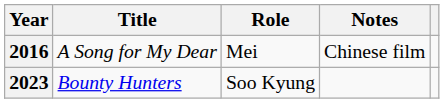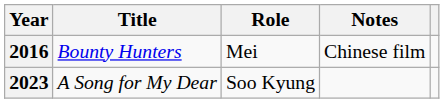(137, 51) A Song for My Dear -> (120, 51) Bounty Hunters
(120, 82) Bounty Hunters -> (137, 82) A Song for My Dear
